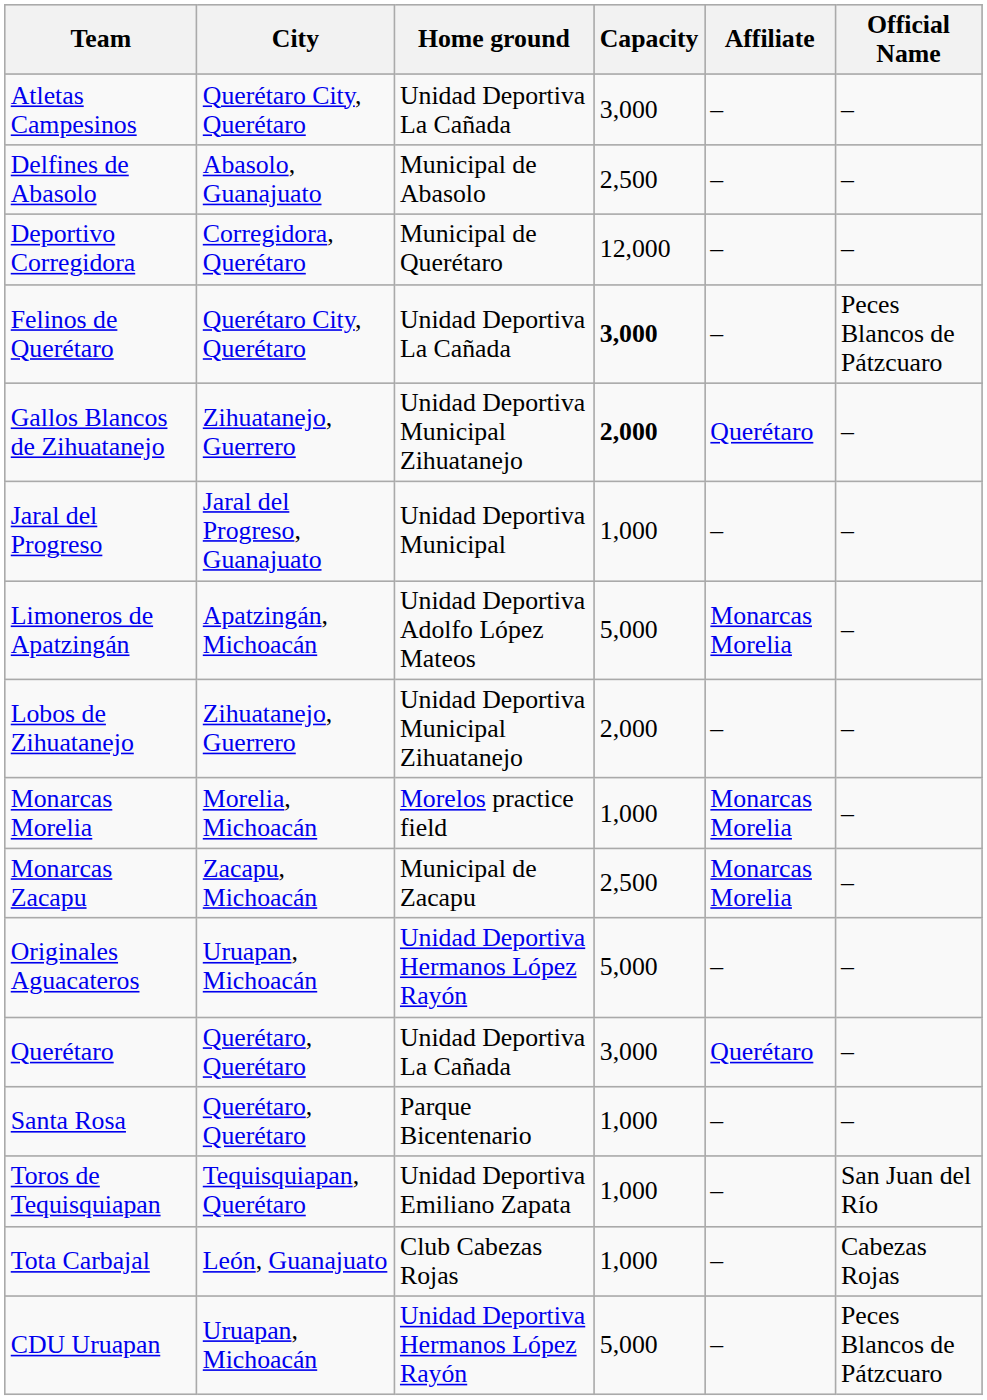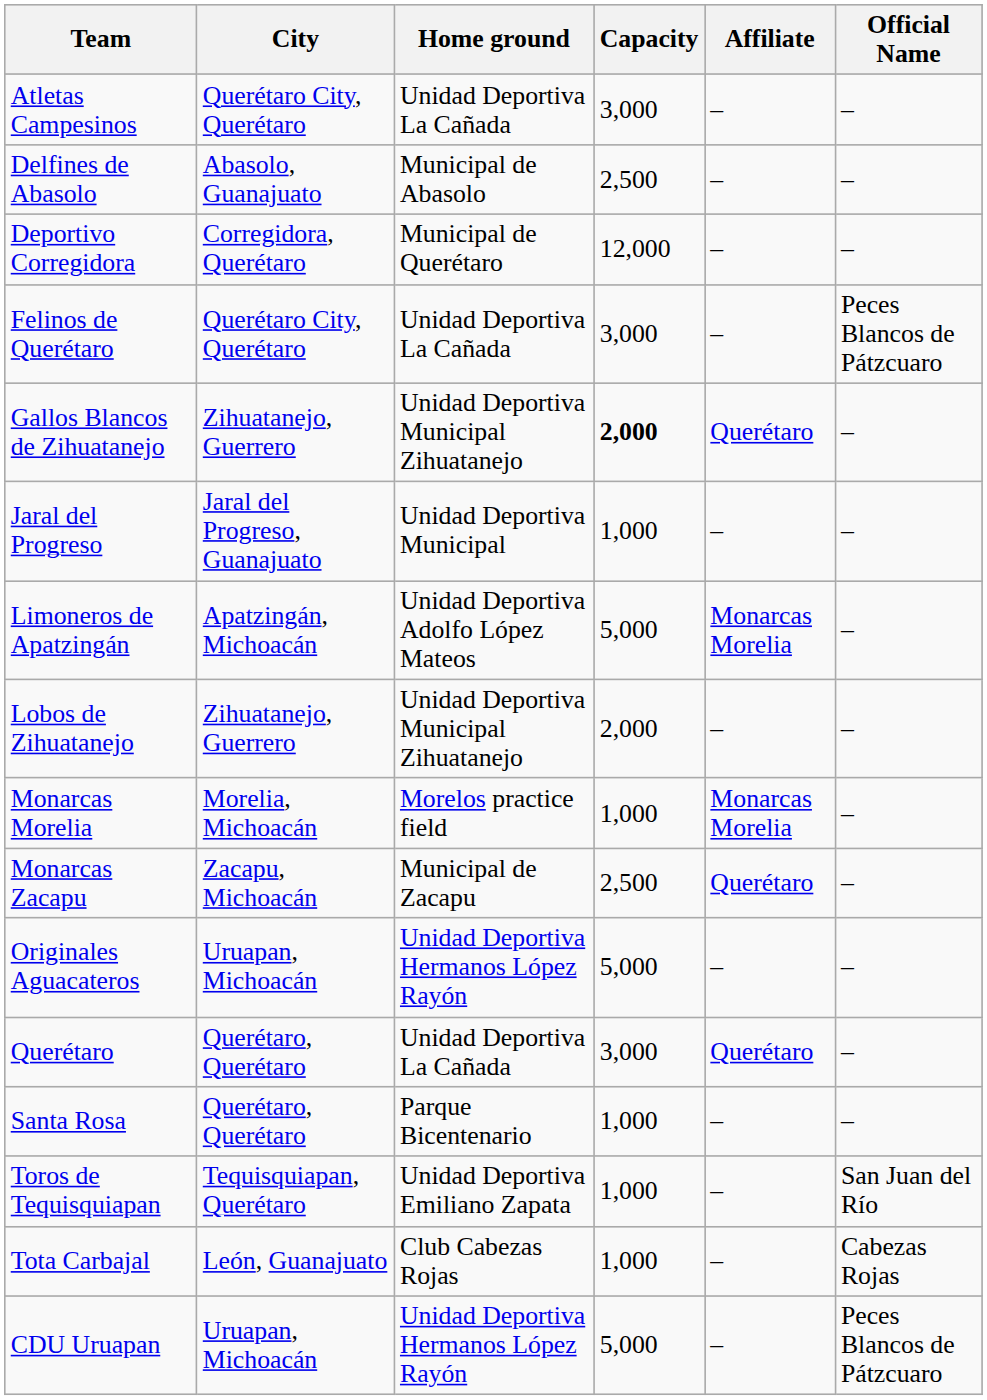(629, 333) bold -> (629, 333) normal
(761, 882) Monarcas Morelia -> (762, 882) Querétaro
